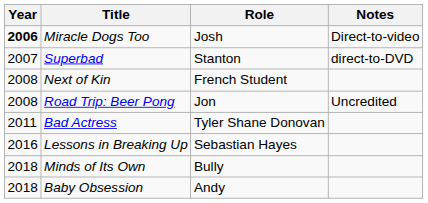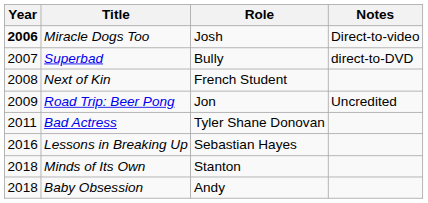(217, 58) Stanton -> (209, 58) Bully
(23, 101) 2008 -> (23, 101) 2009
(209, 166) Bully -> (217, 166) Stanton
